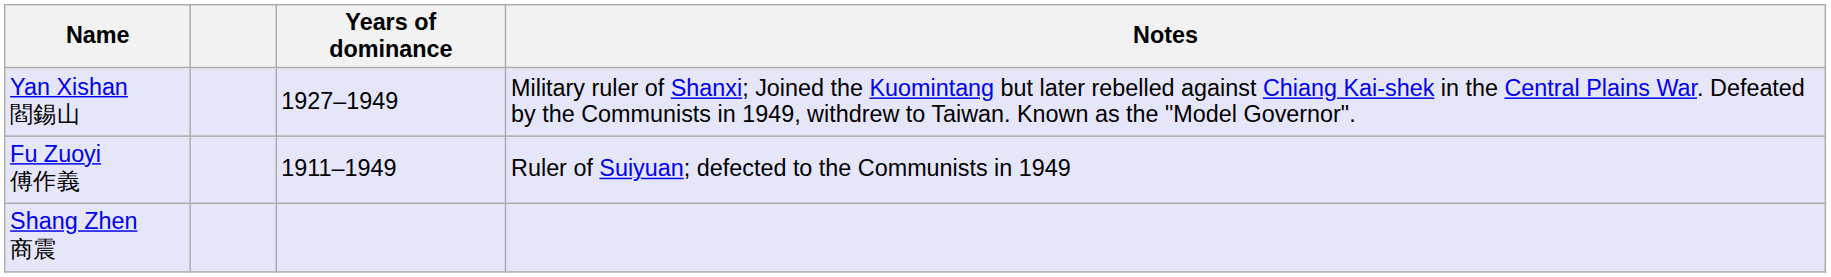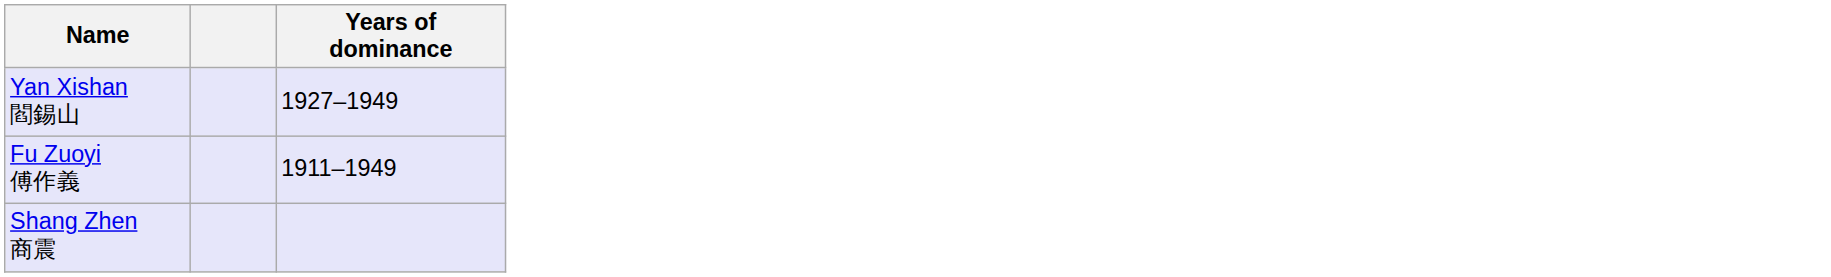- column: (1166, 36)
